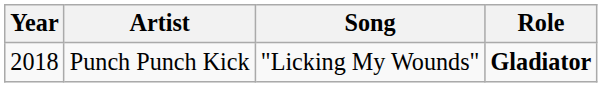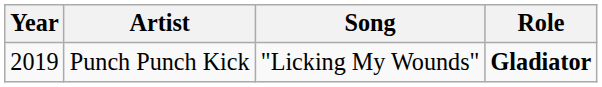(34, 61) 2018 -> (34, 61) 2019
